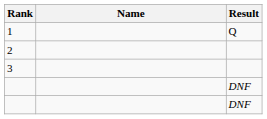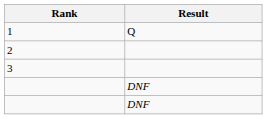- column: (131, 13)
